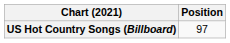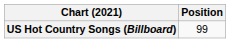(202, 29) 97 -> (202, 29) 99
